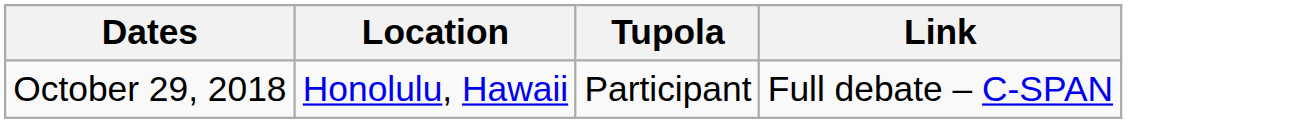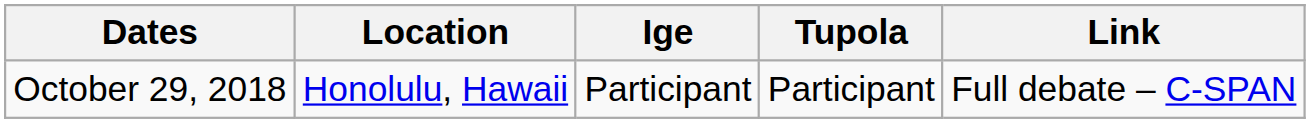+ column: (668, 32)
